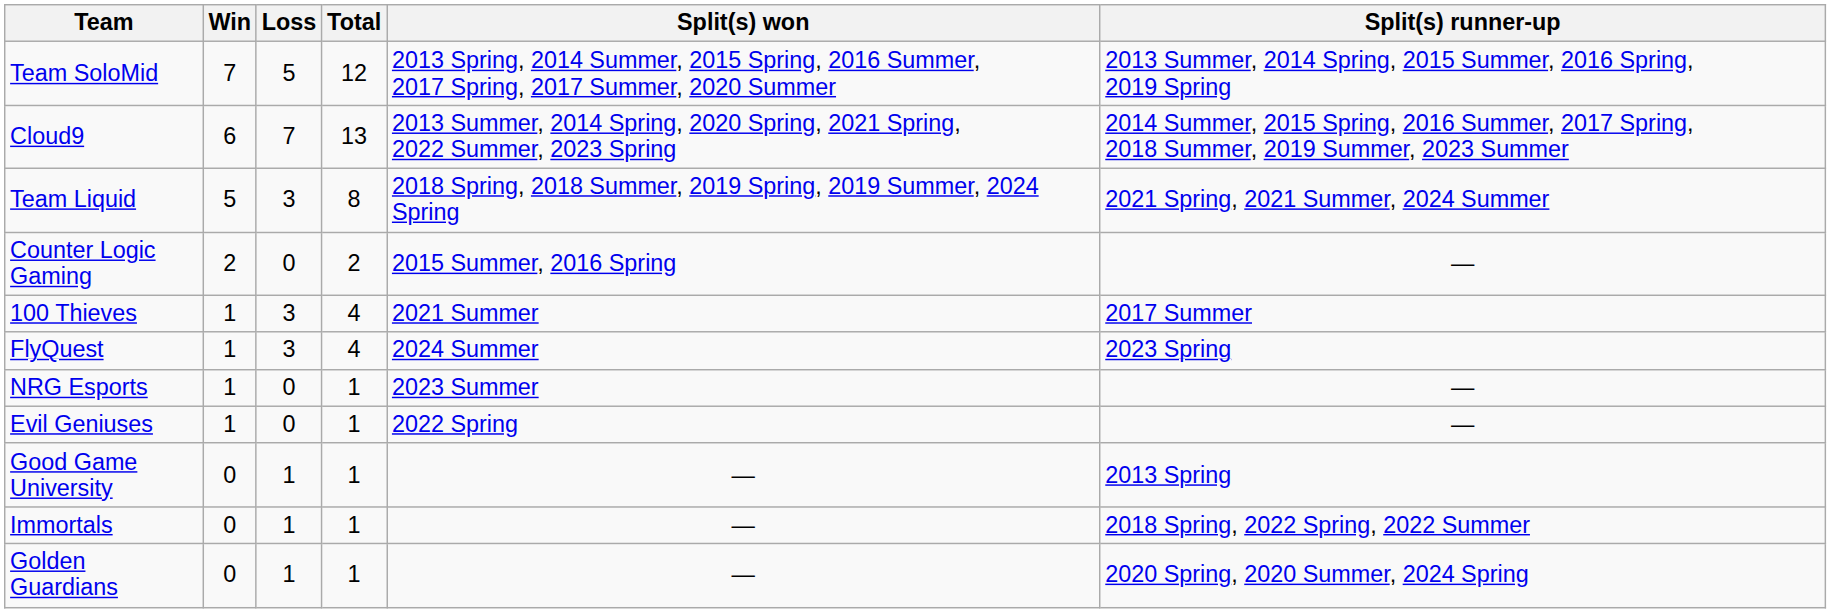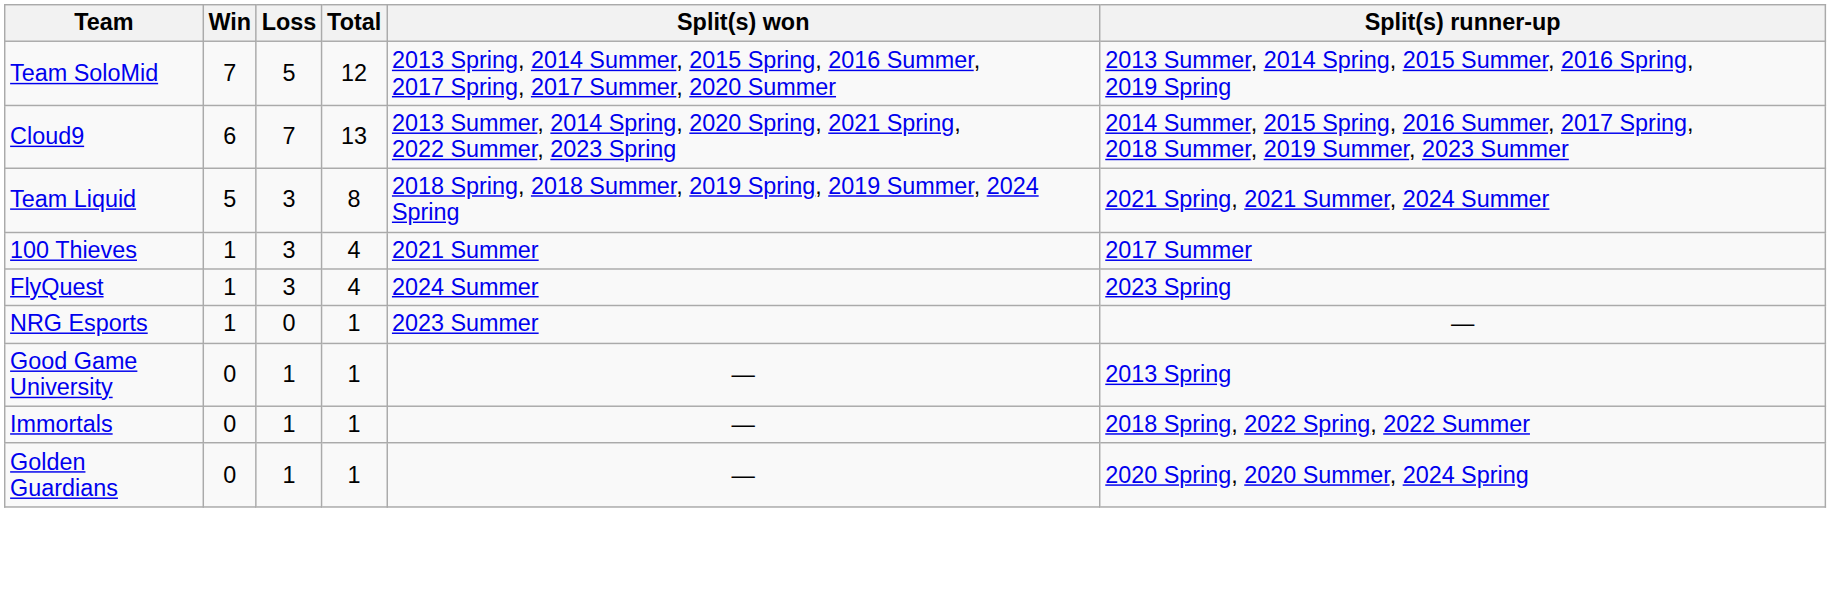- row: (83, 263)
- row: (82, 424)
